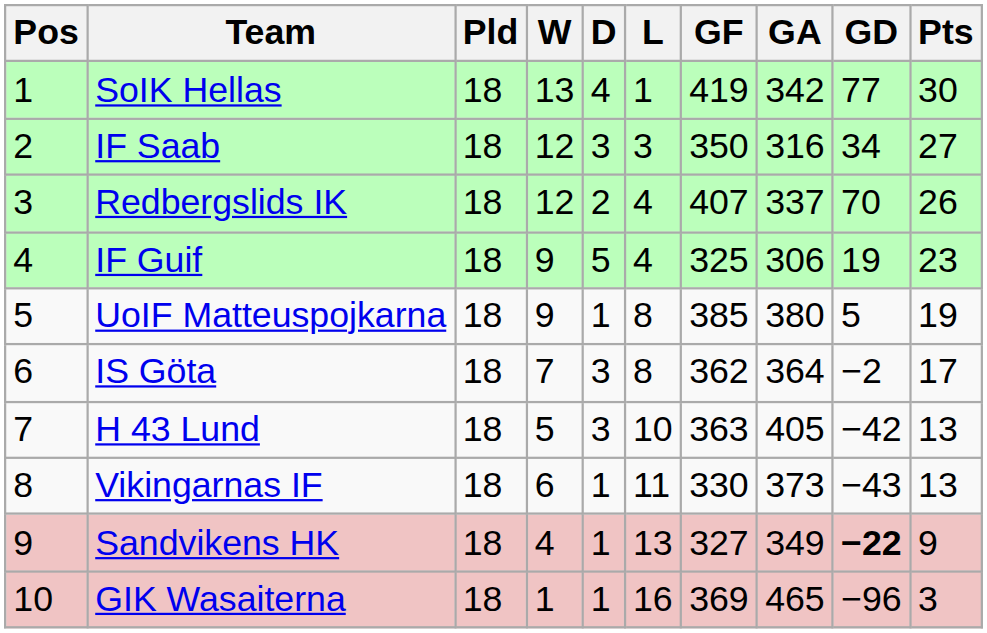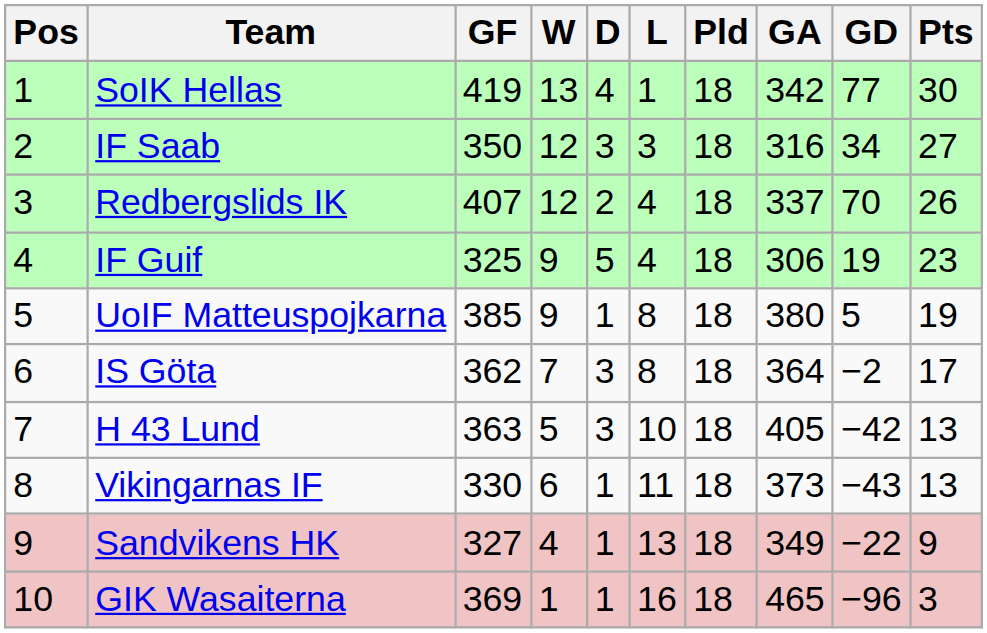columns swapped: (490, 32) <-> (719, 32)
(871, 542) bold -> (871, 542) normal
